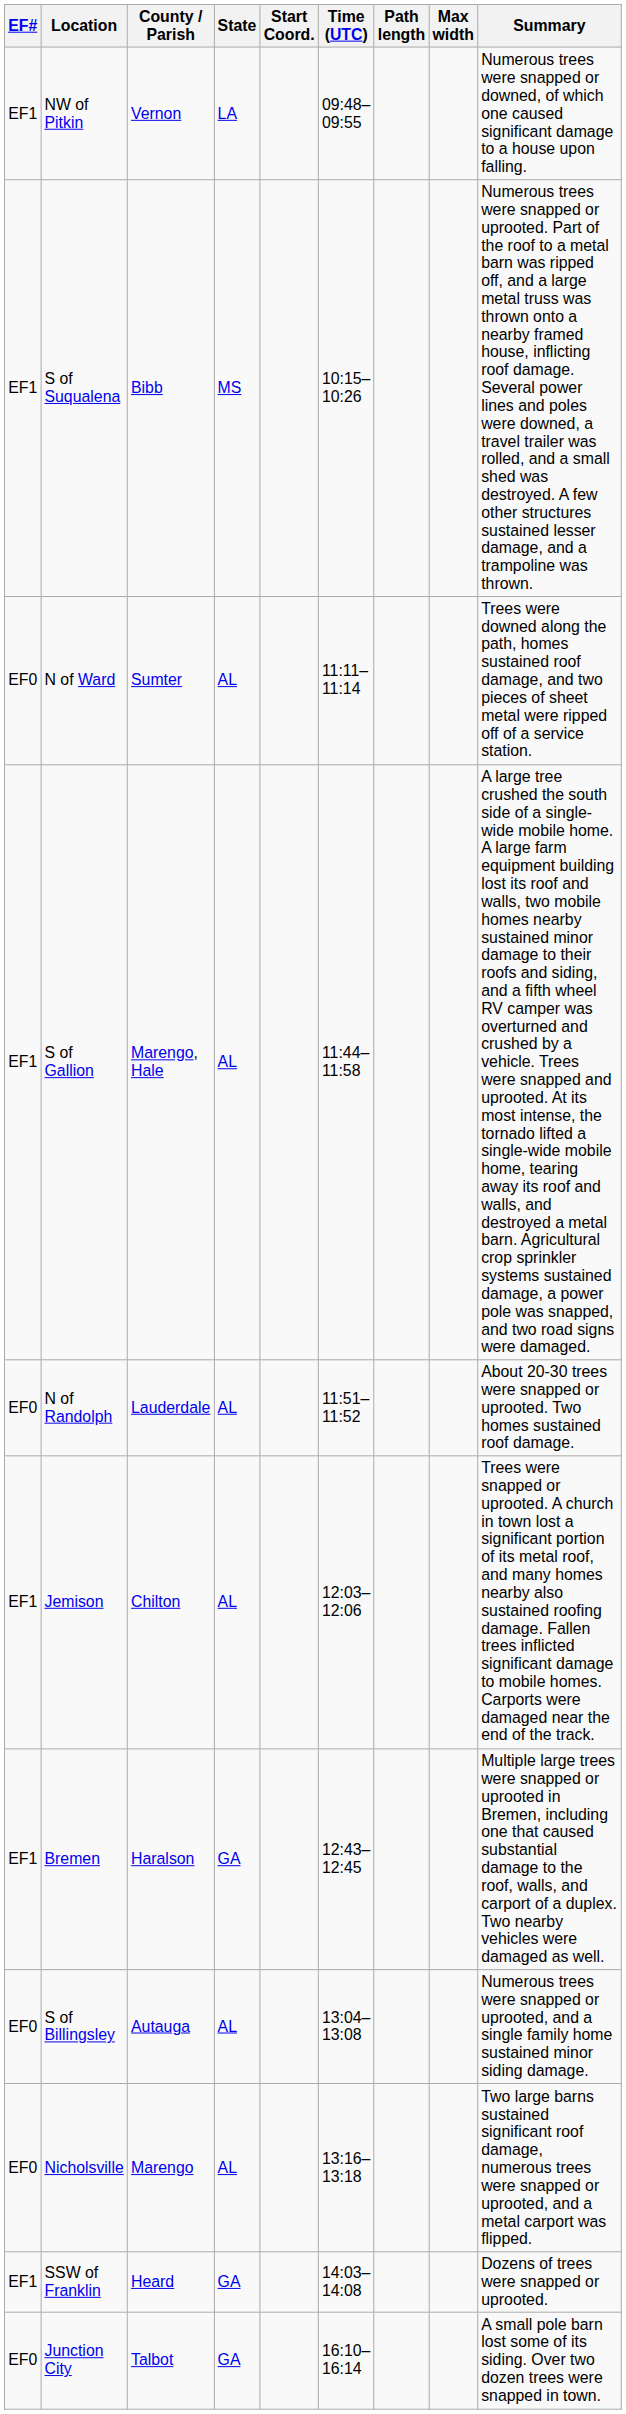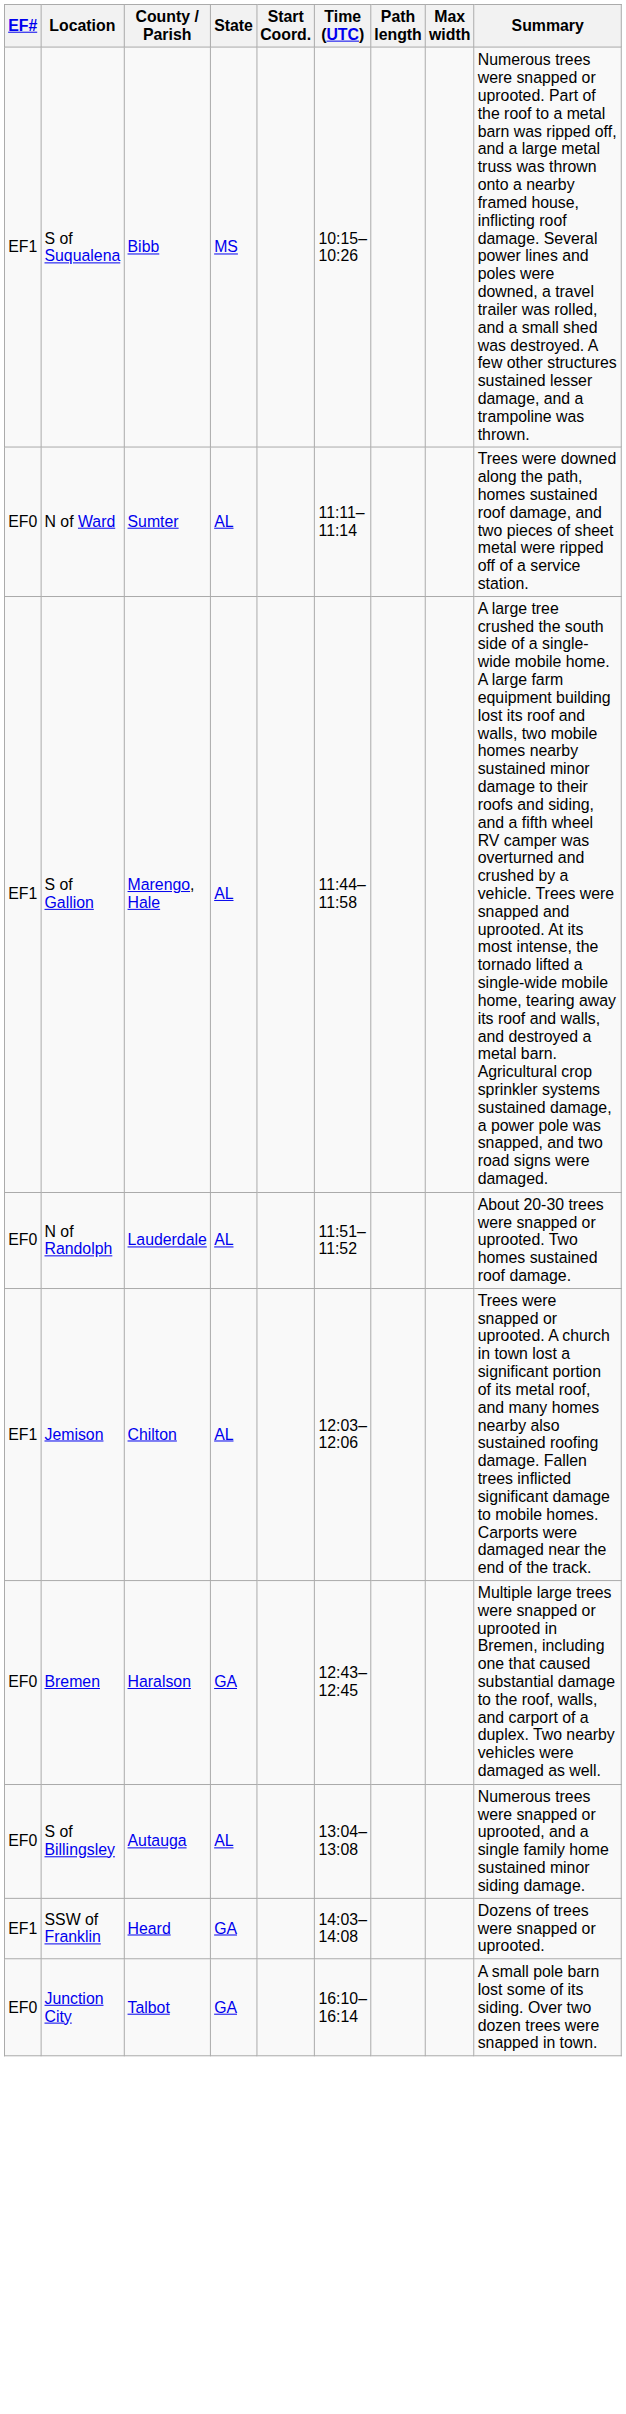- row: (67, 113)
(23, 1859) EF1 -> (23, 1682) EF0
- row: (84, 2167)
